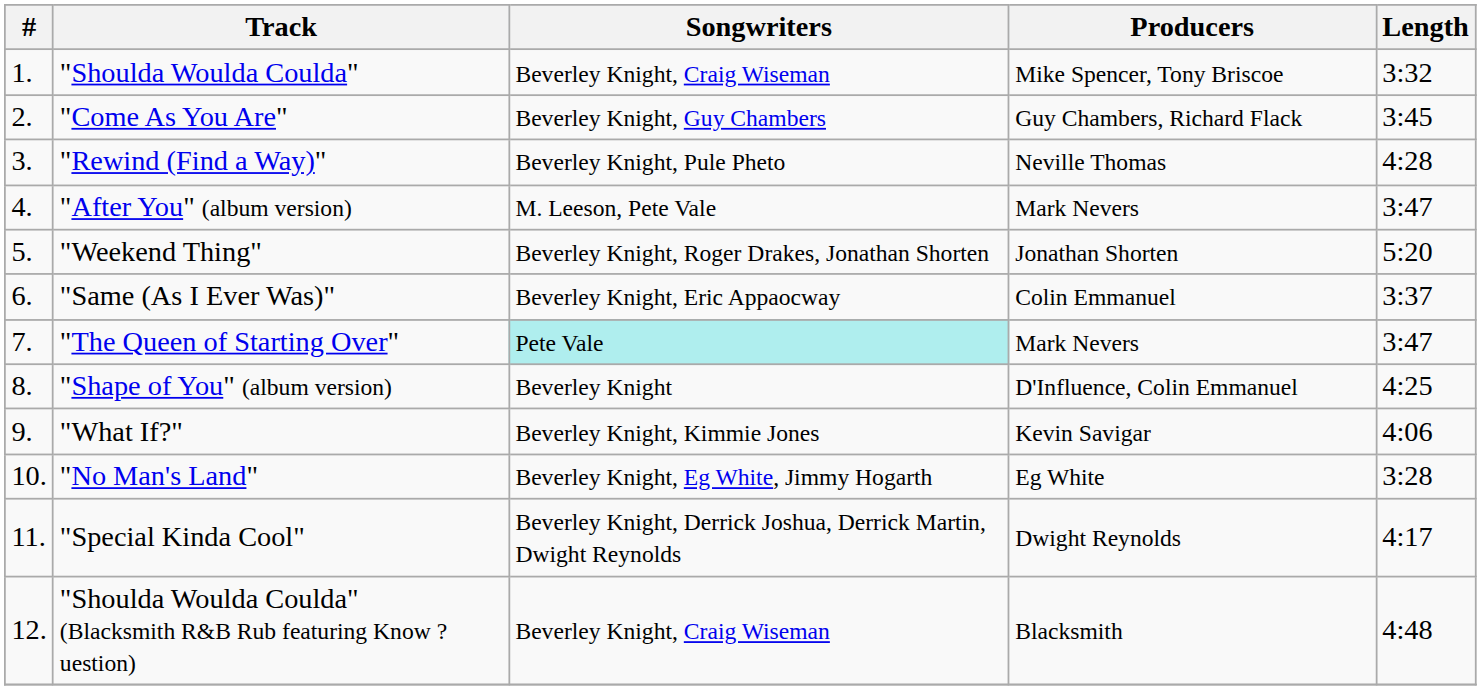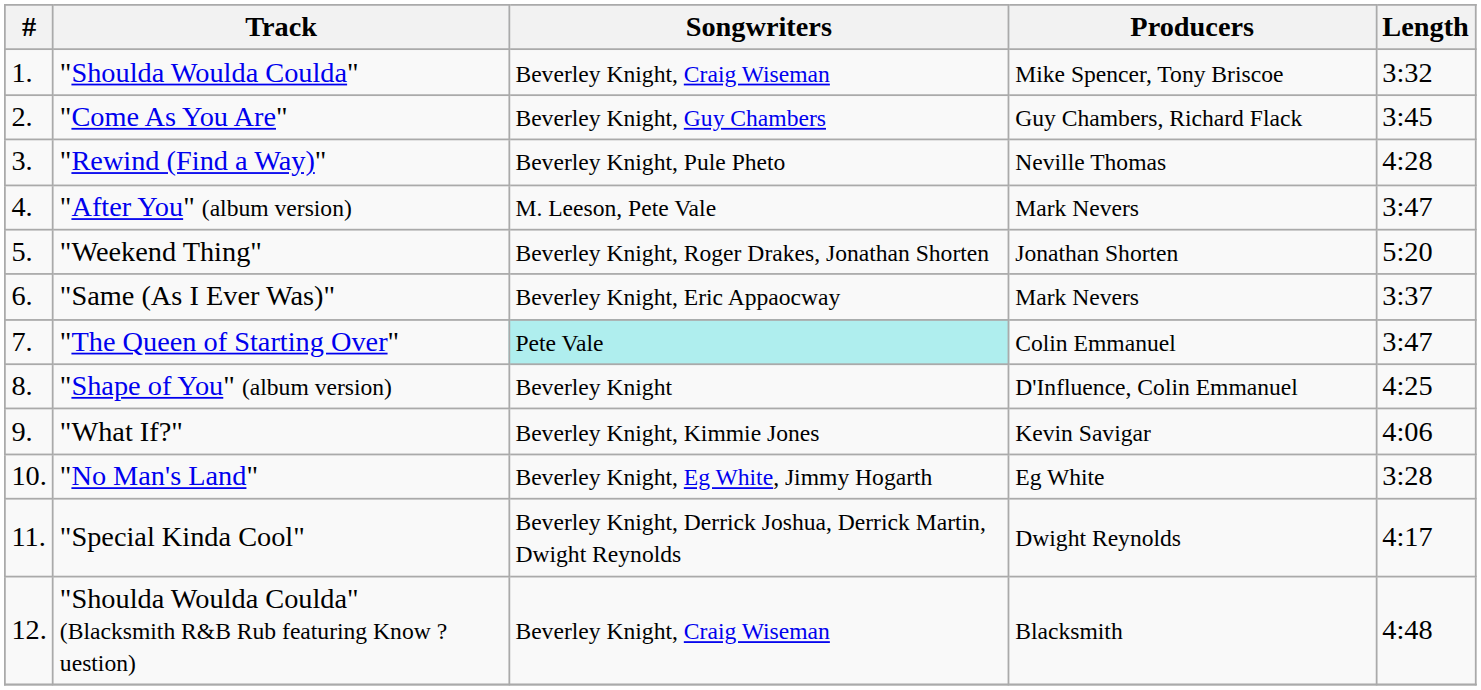(1095, 298) Colin Emmanuel -> (1077, 298) Mark Nevers
(1077, 343) Mark Nevers -> (1095, 343) Colin Emmanuel
